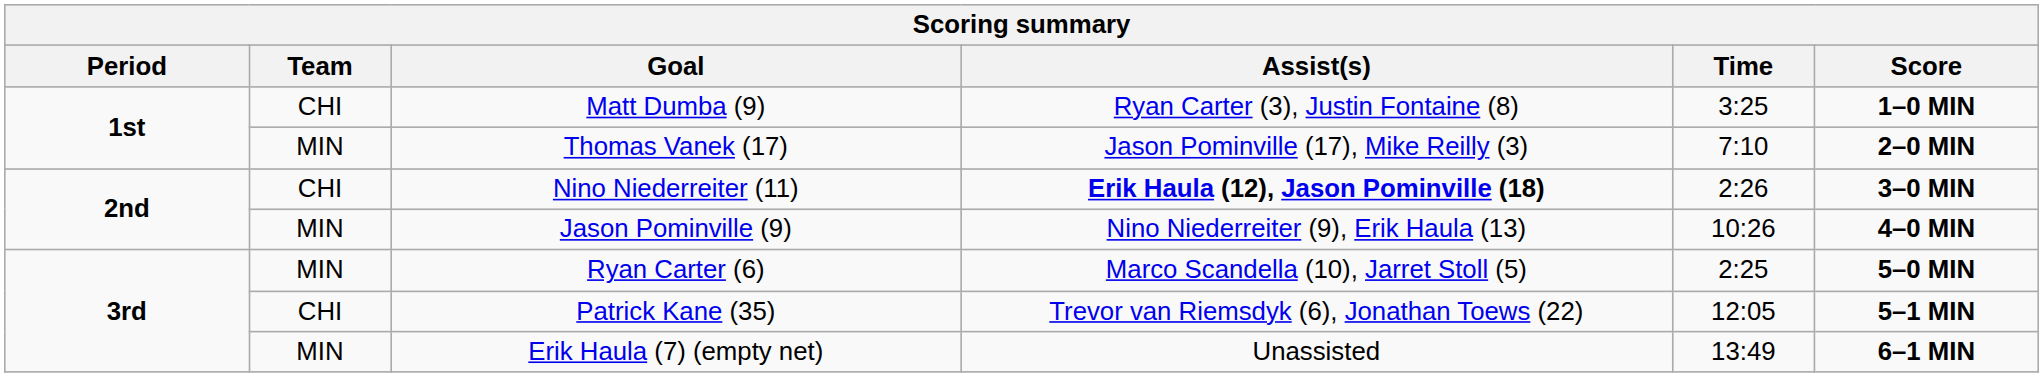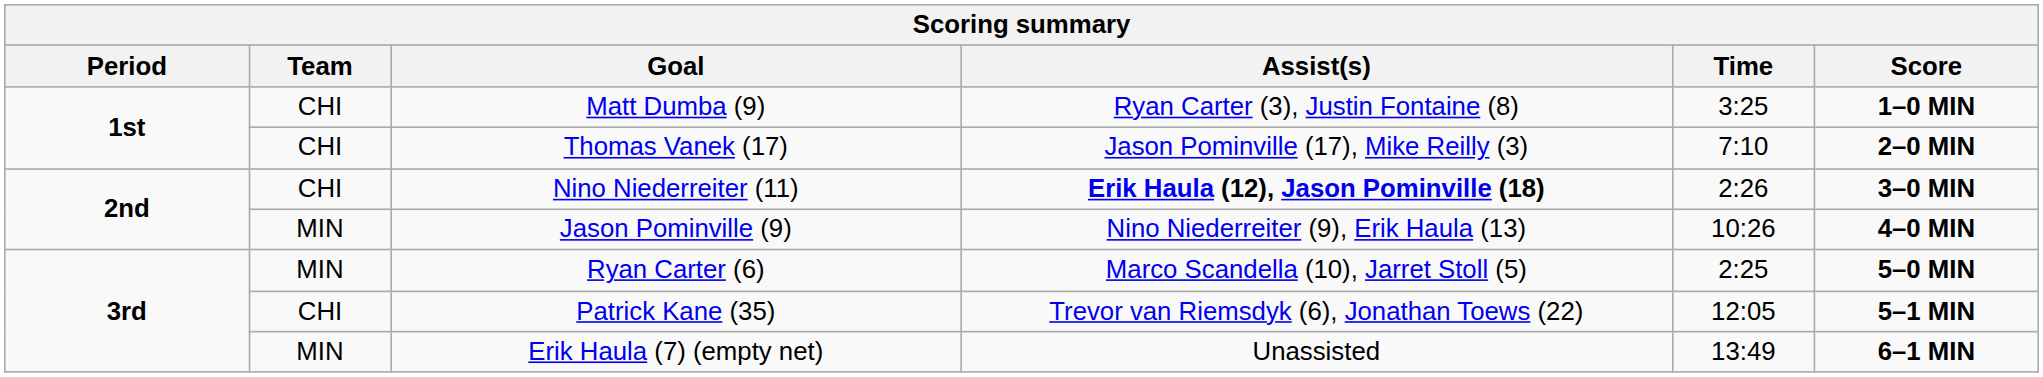(320, 147) MIN -> (320, 147) CHI
